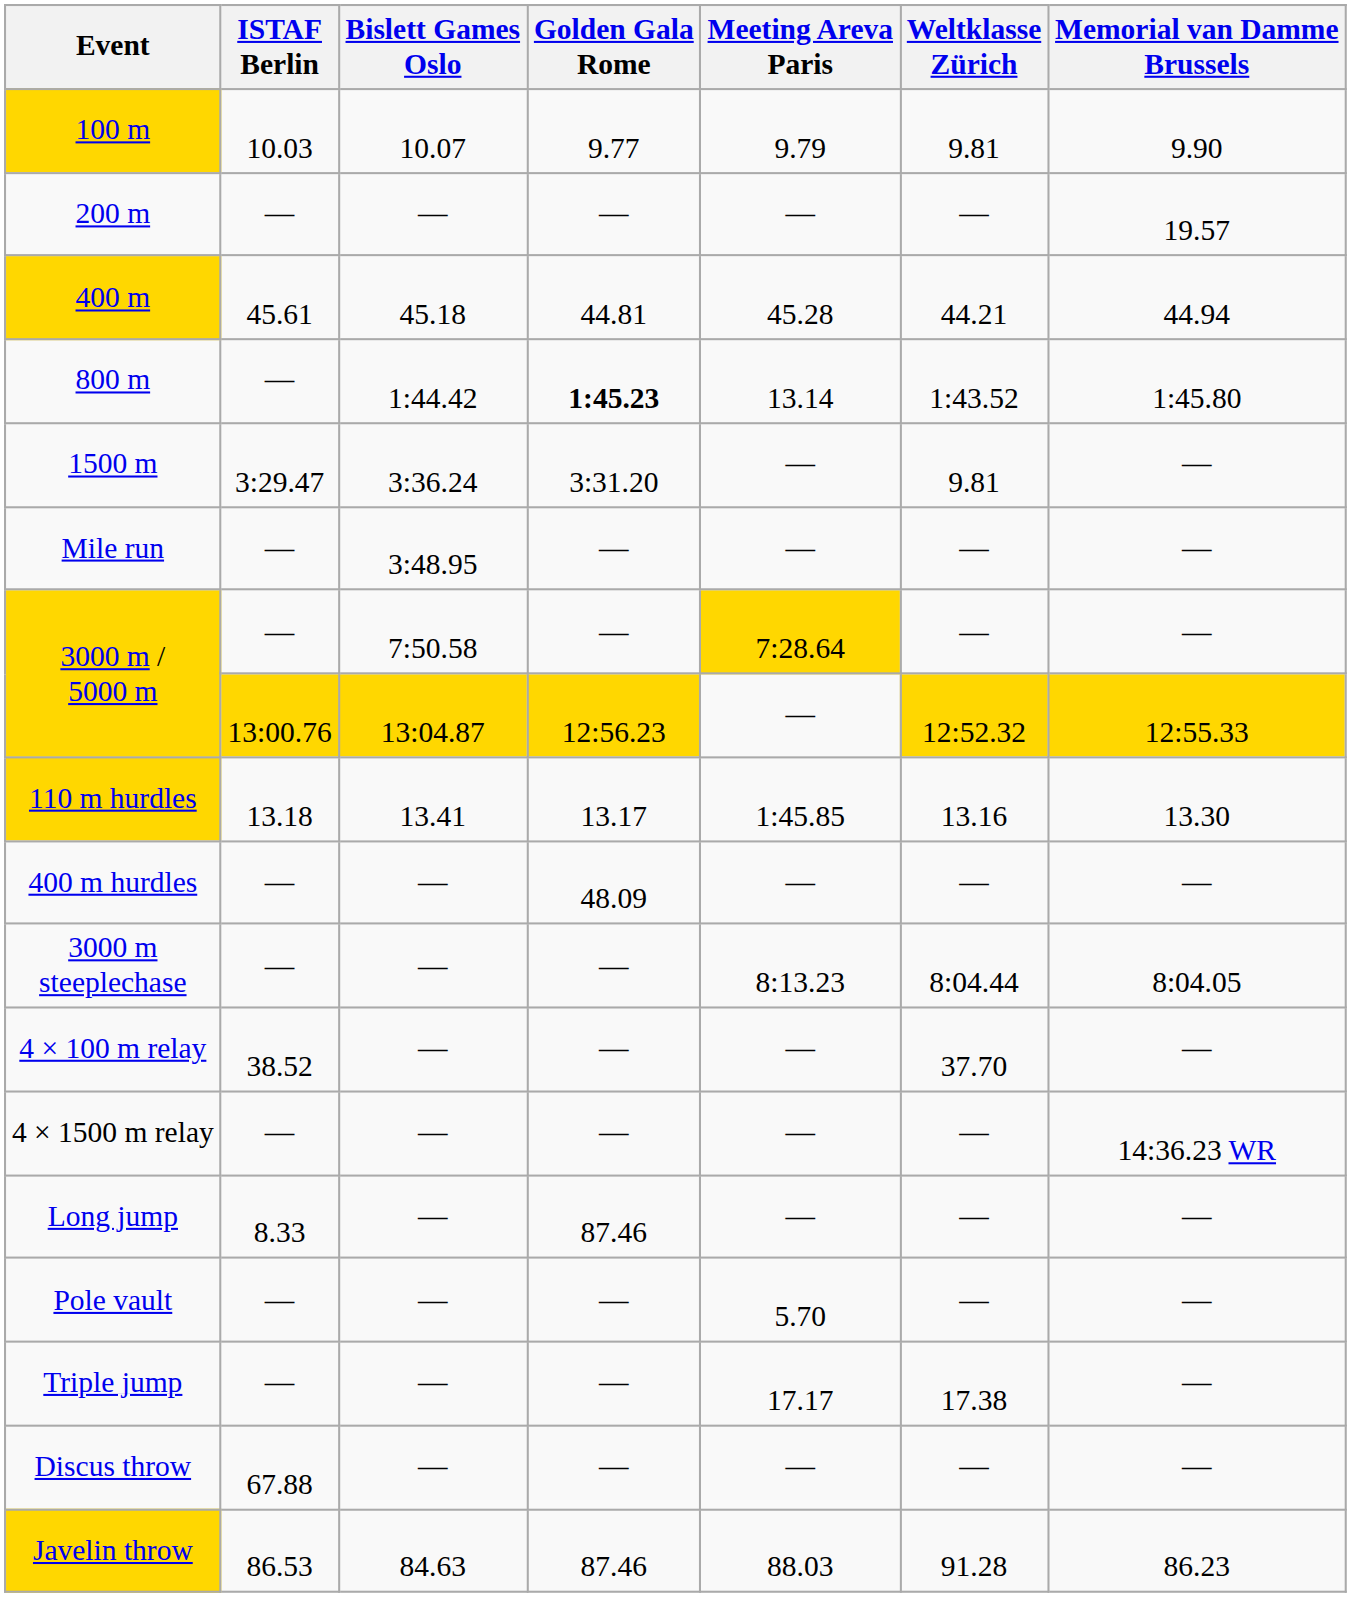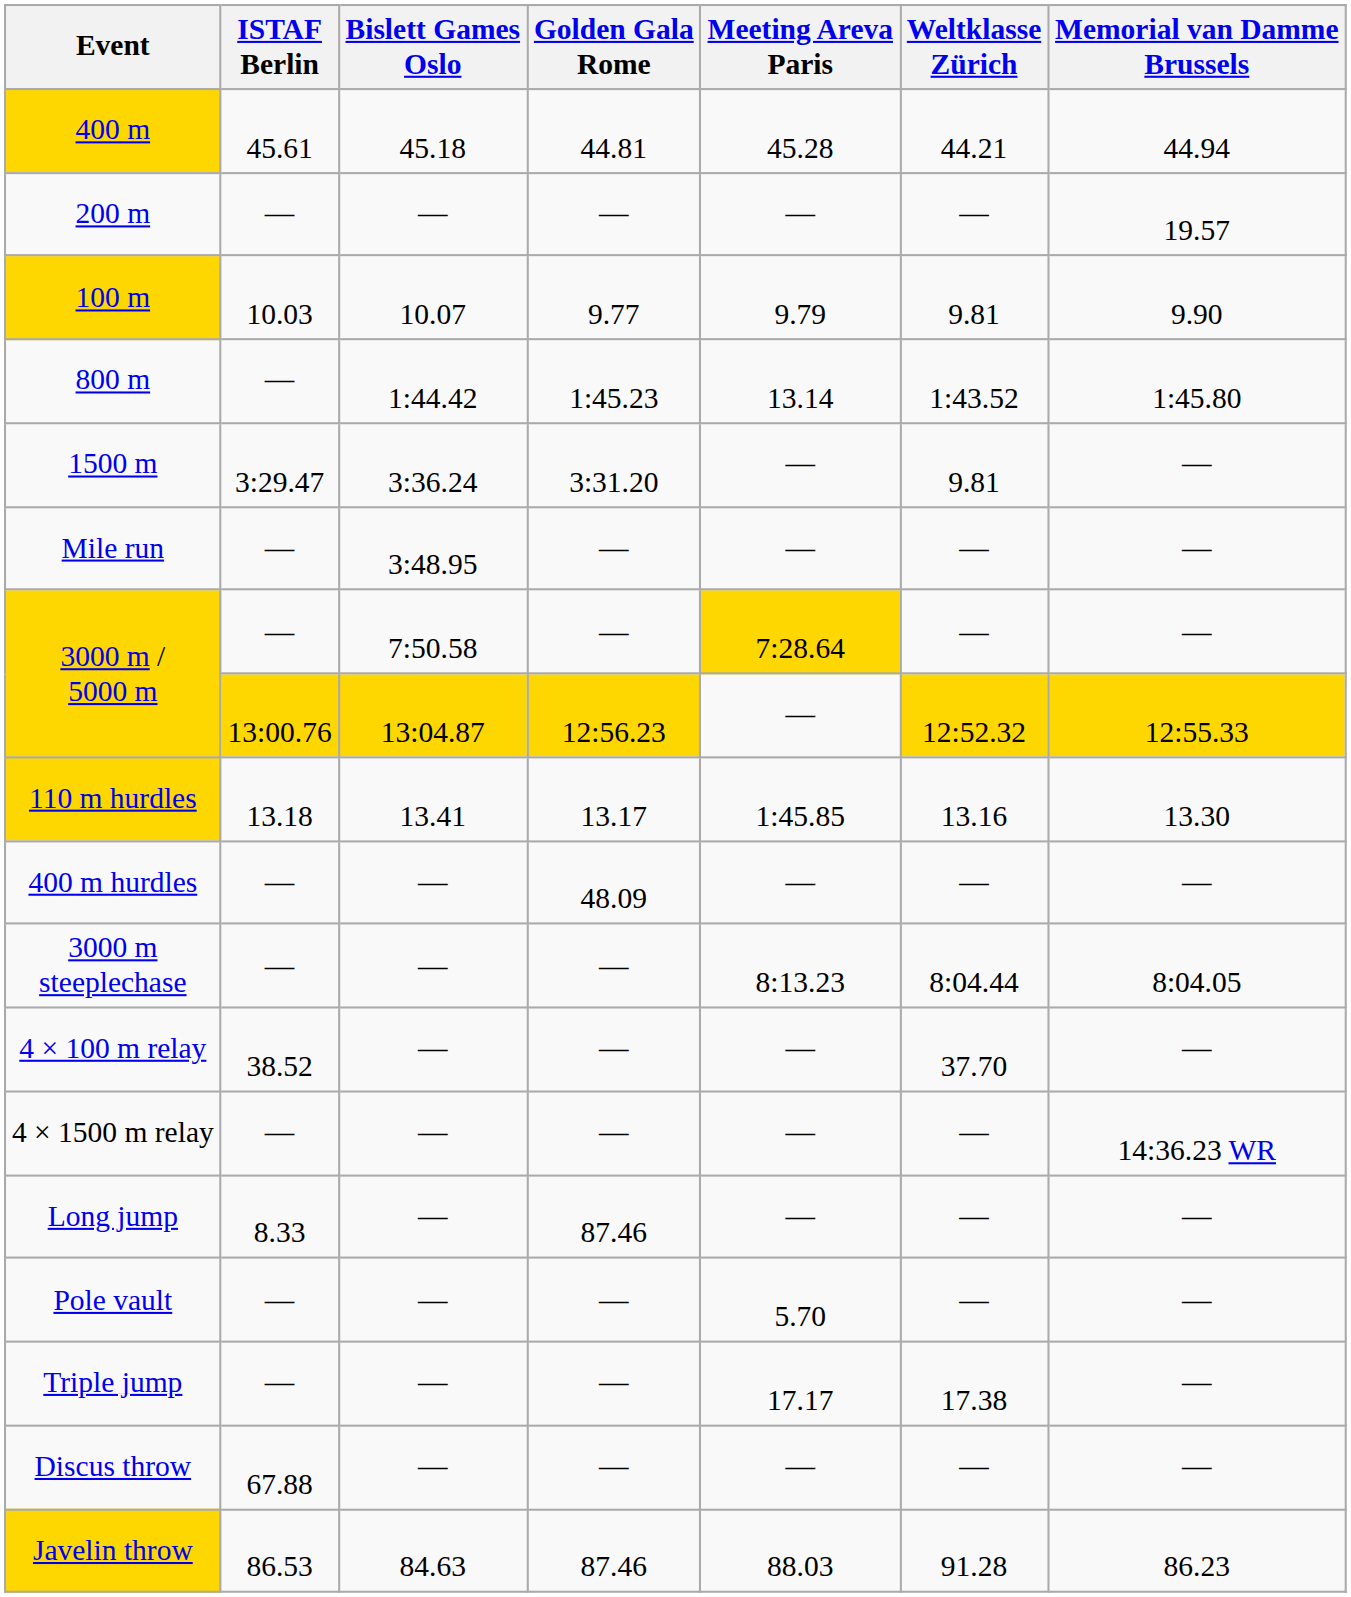rows swapped: (113, 130) <-> (113, 297)
(614, 398) bold -> (614, 398) normal
